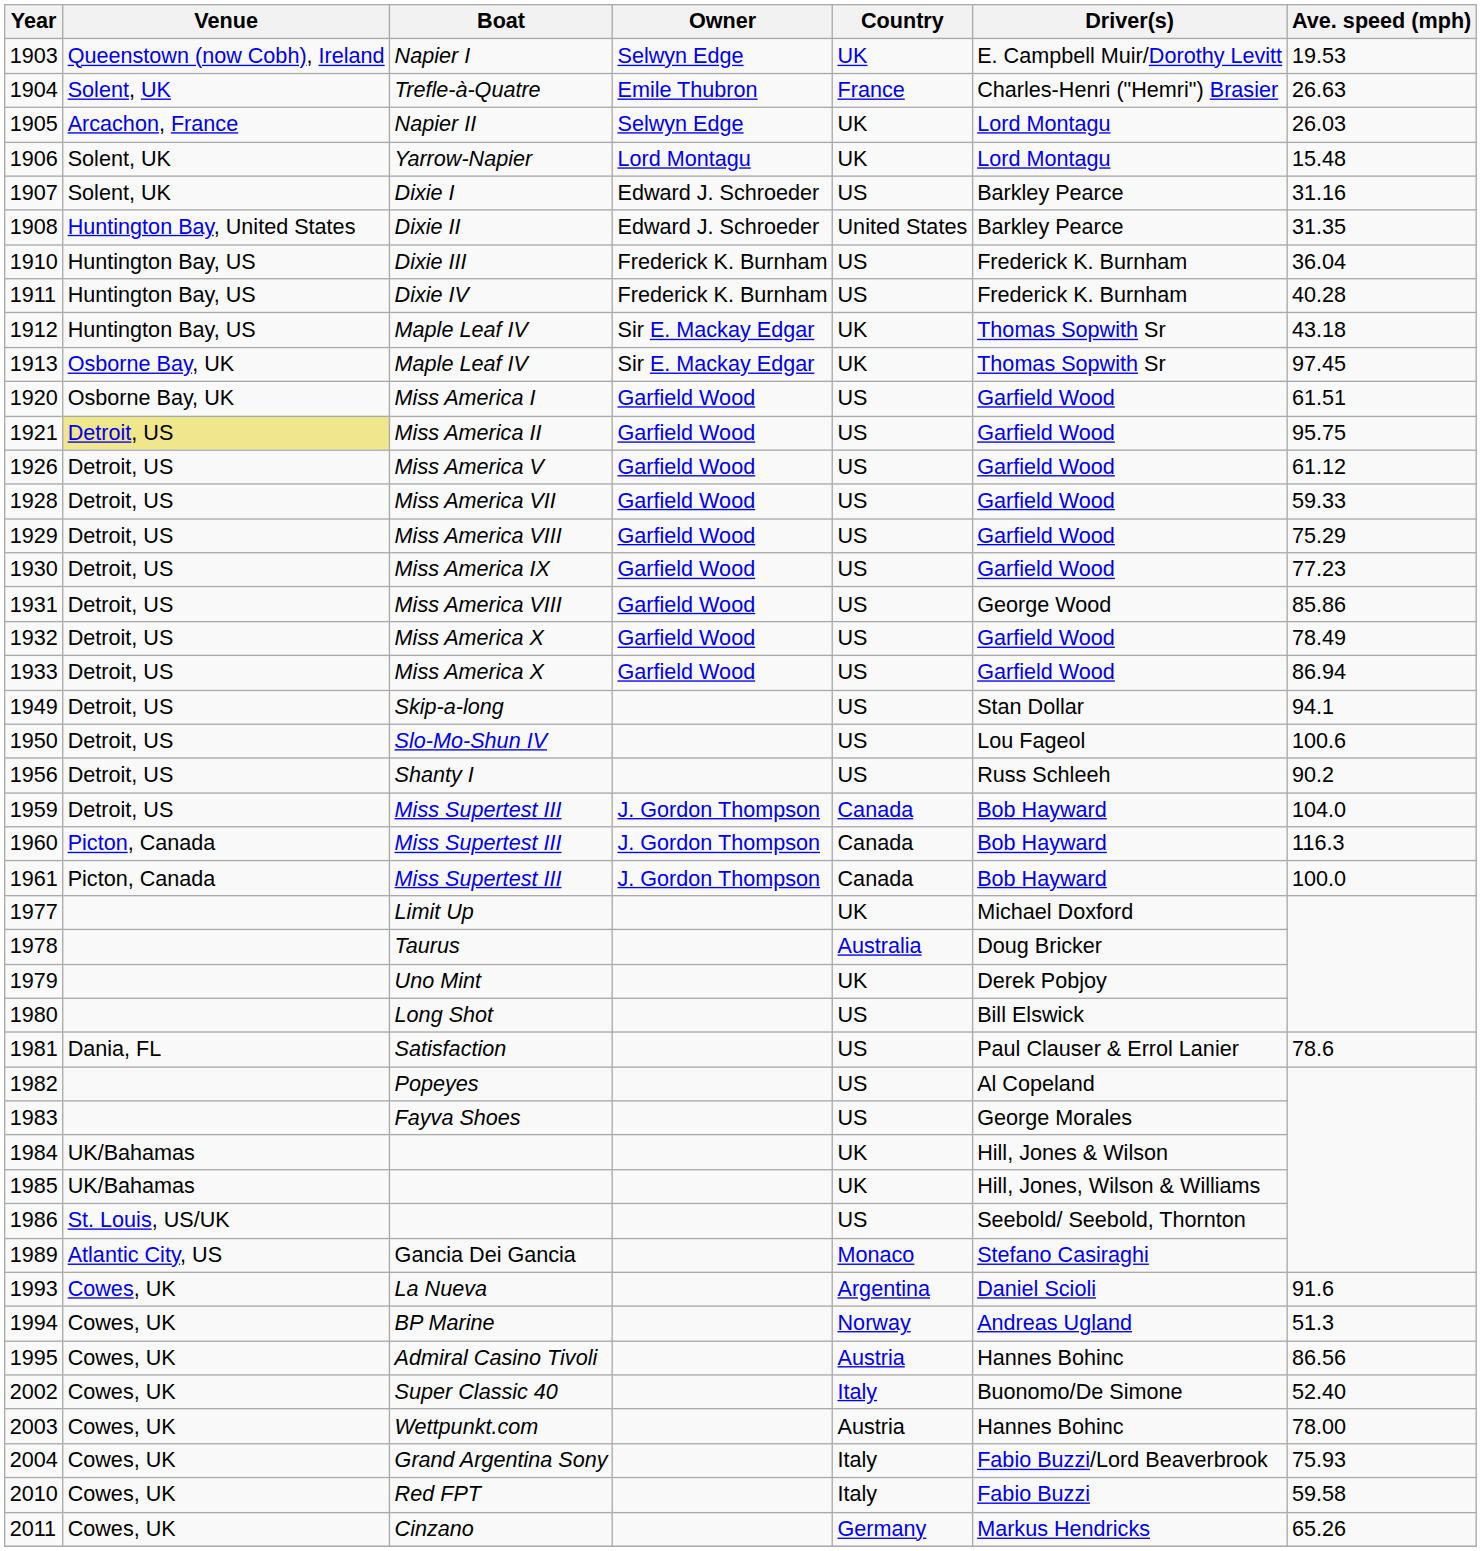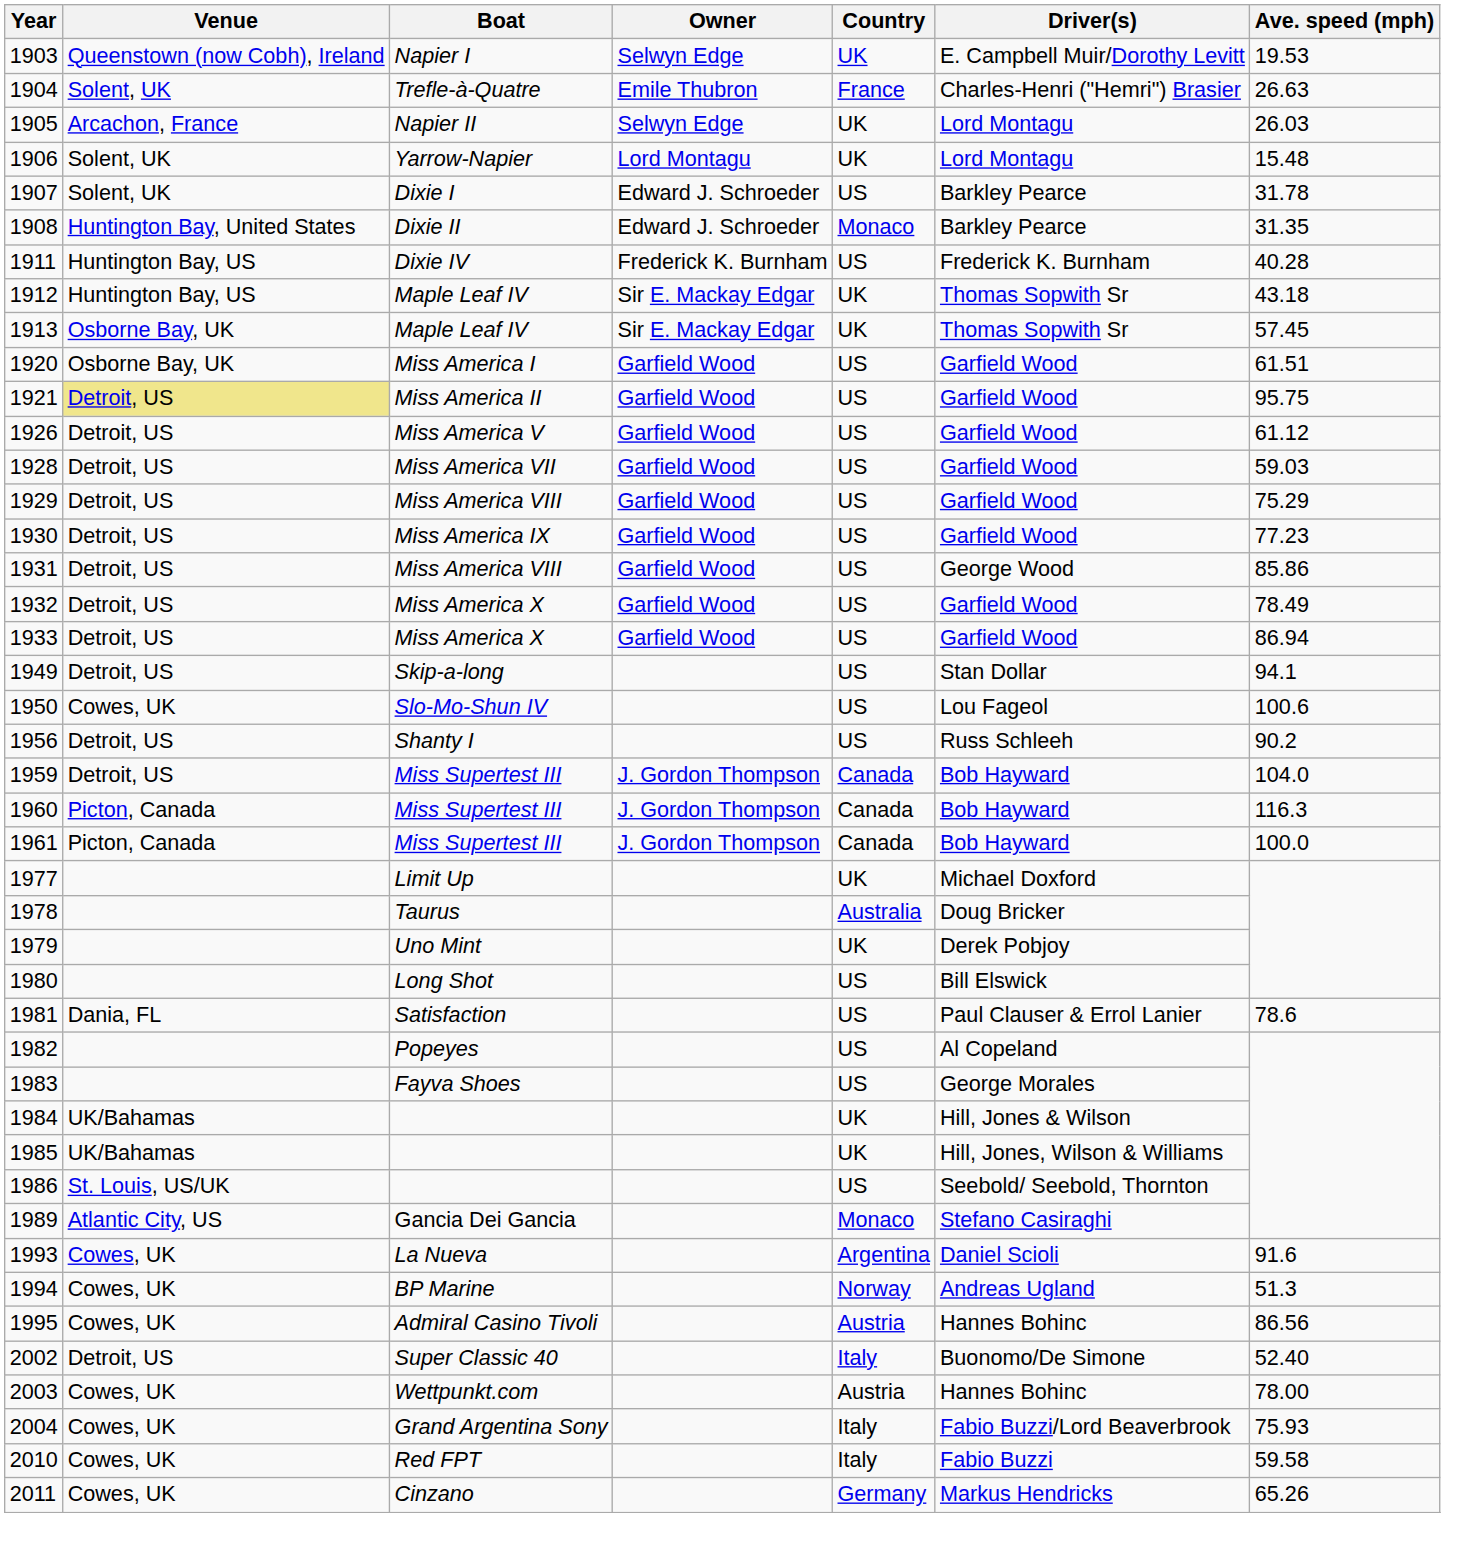(1319, 192) 31.16 -> (1282, 192) 31.78
(902, 227) United States -> (876, 227) Monaco
- row: (34, 261)
(1319, 364) 97.45 -> (1282, 329) 57.45
(1319, 501) 59.33 -> (1282, 466) 59.03
(120, 741) Detroit, US -> (122, 706) Cowes, UK
(122, 1391) Cowes, UK -> (120, 1357) Detroit, US
